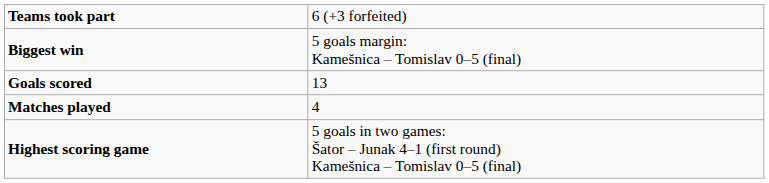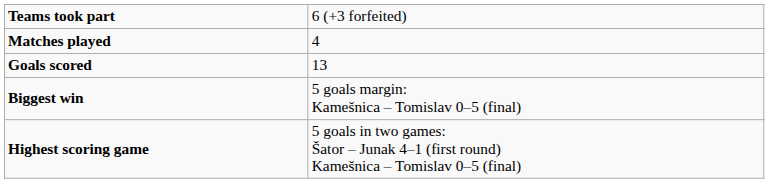rows swapped: (59, 107) <-> (46, 49)
